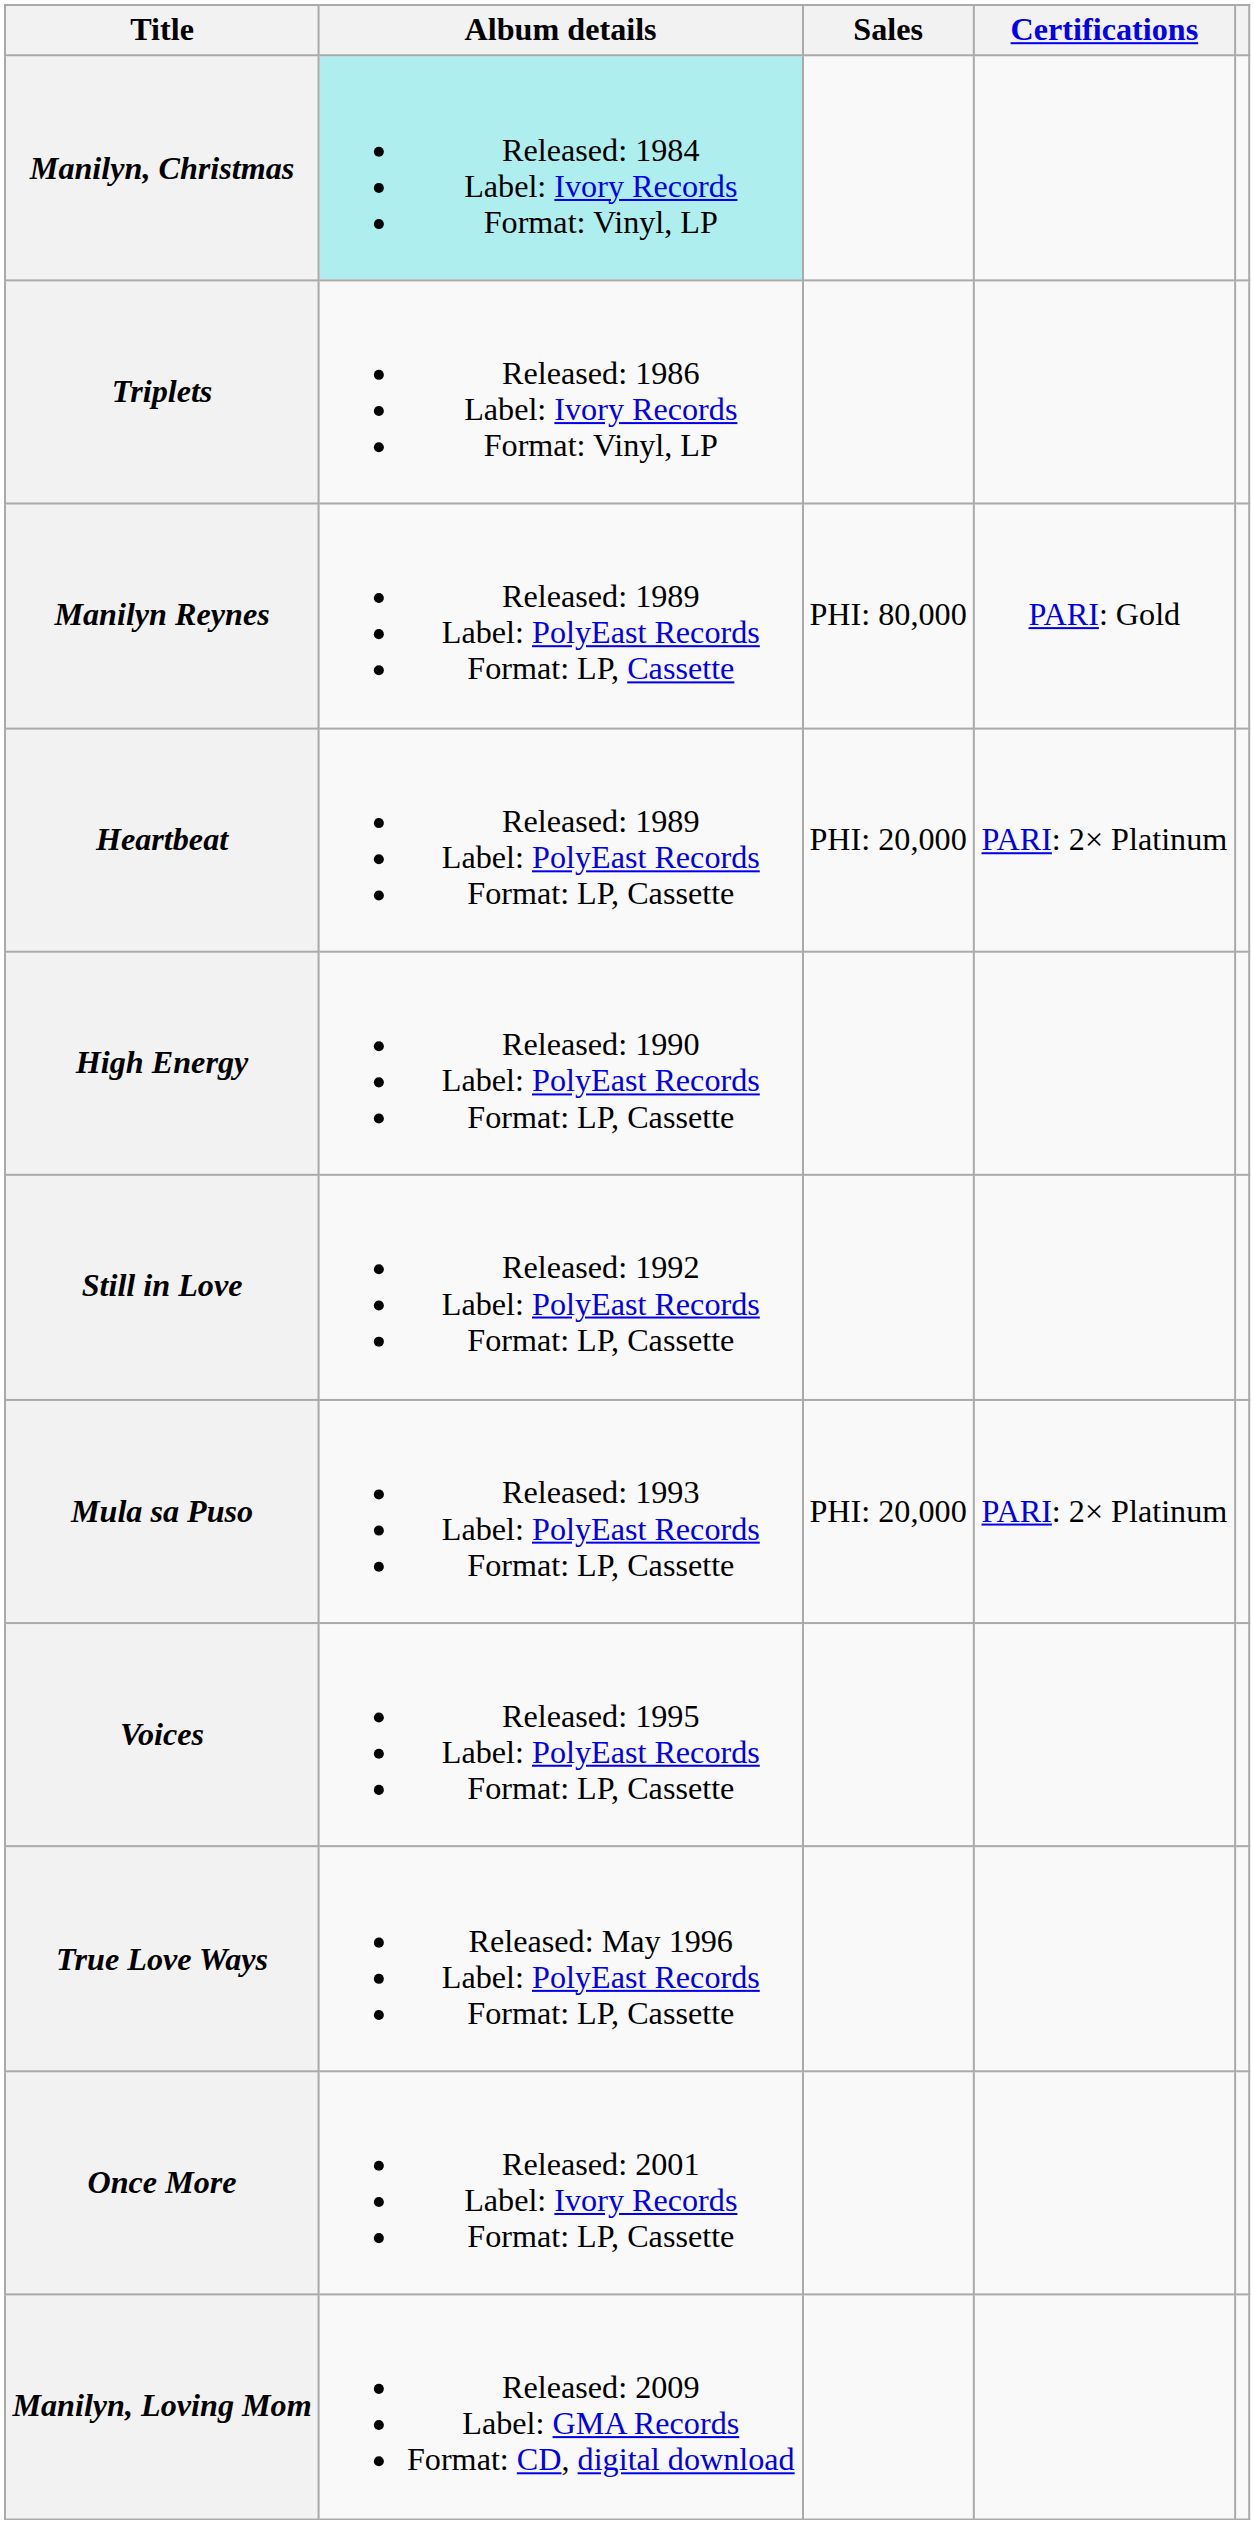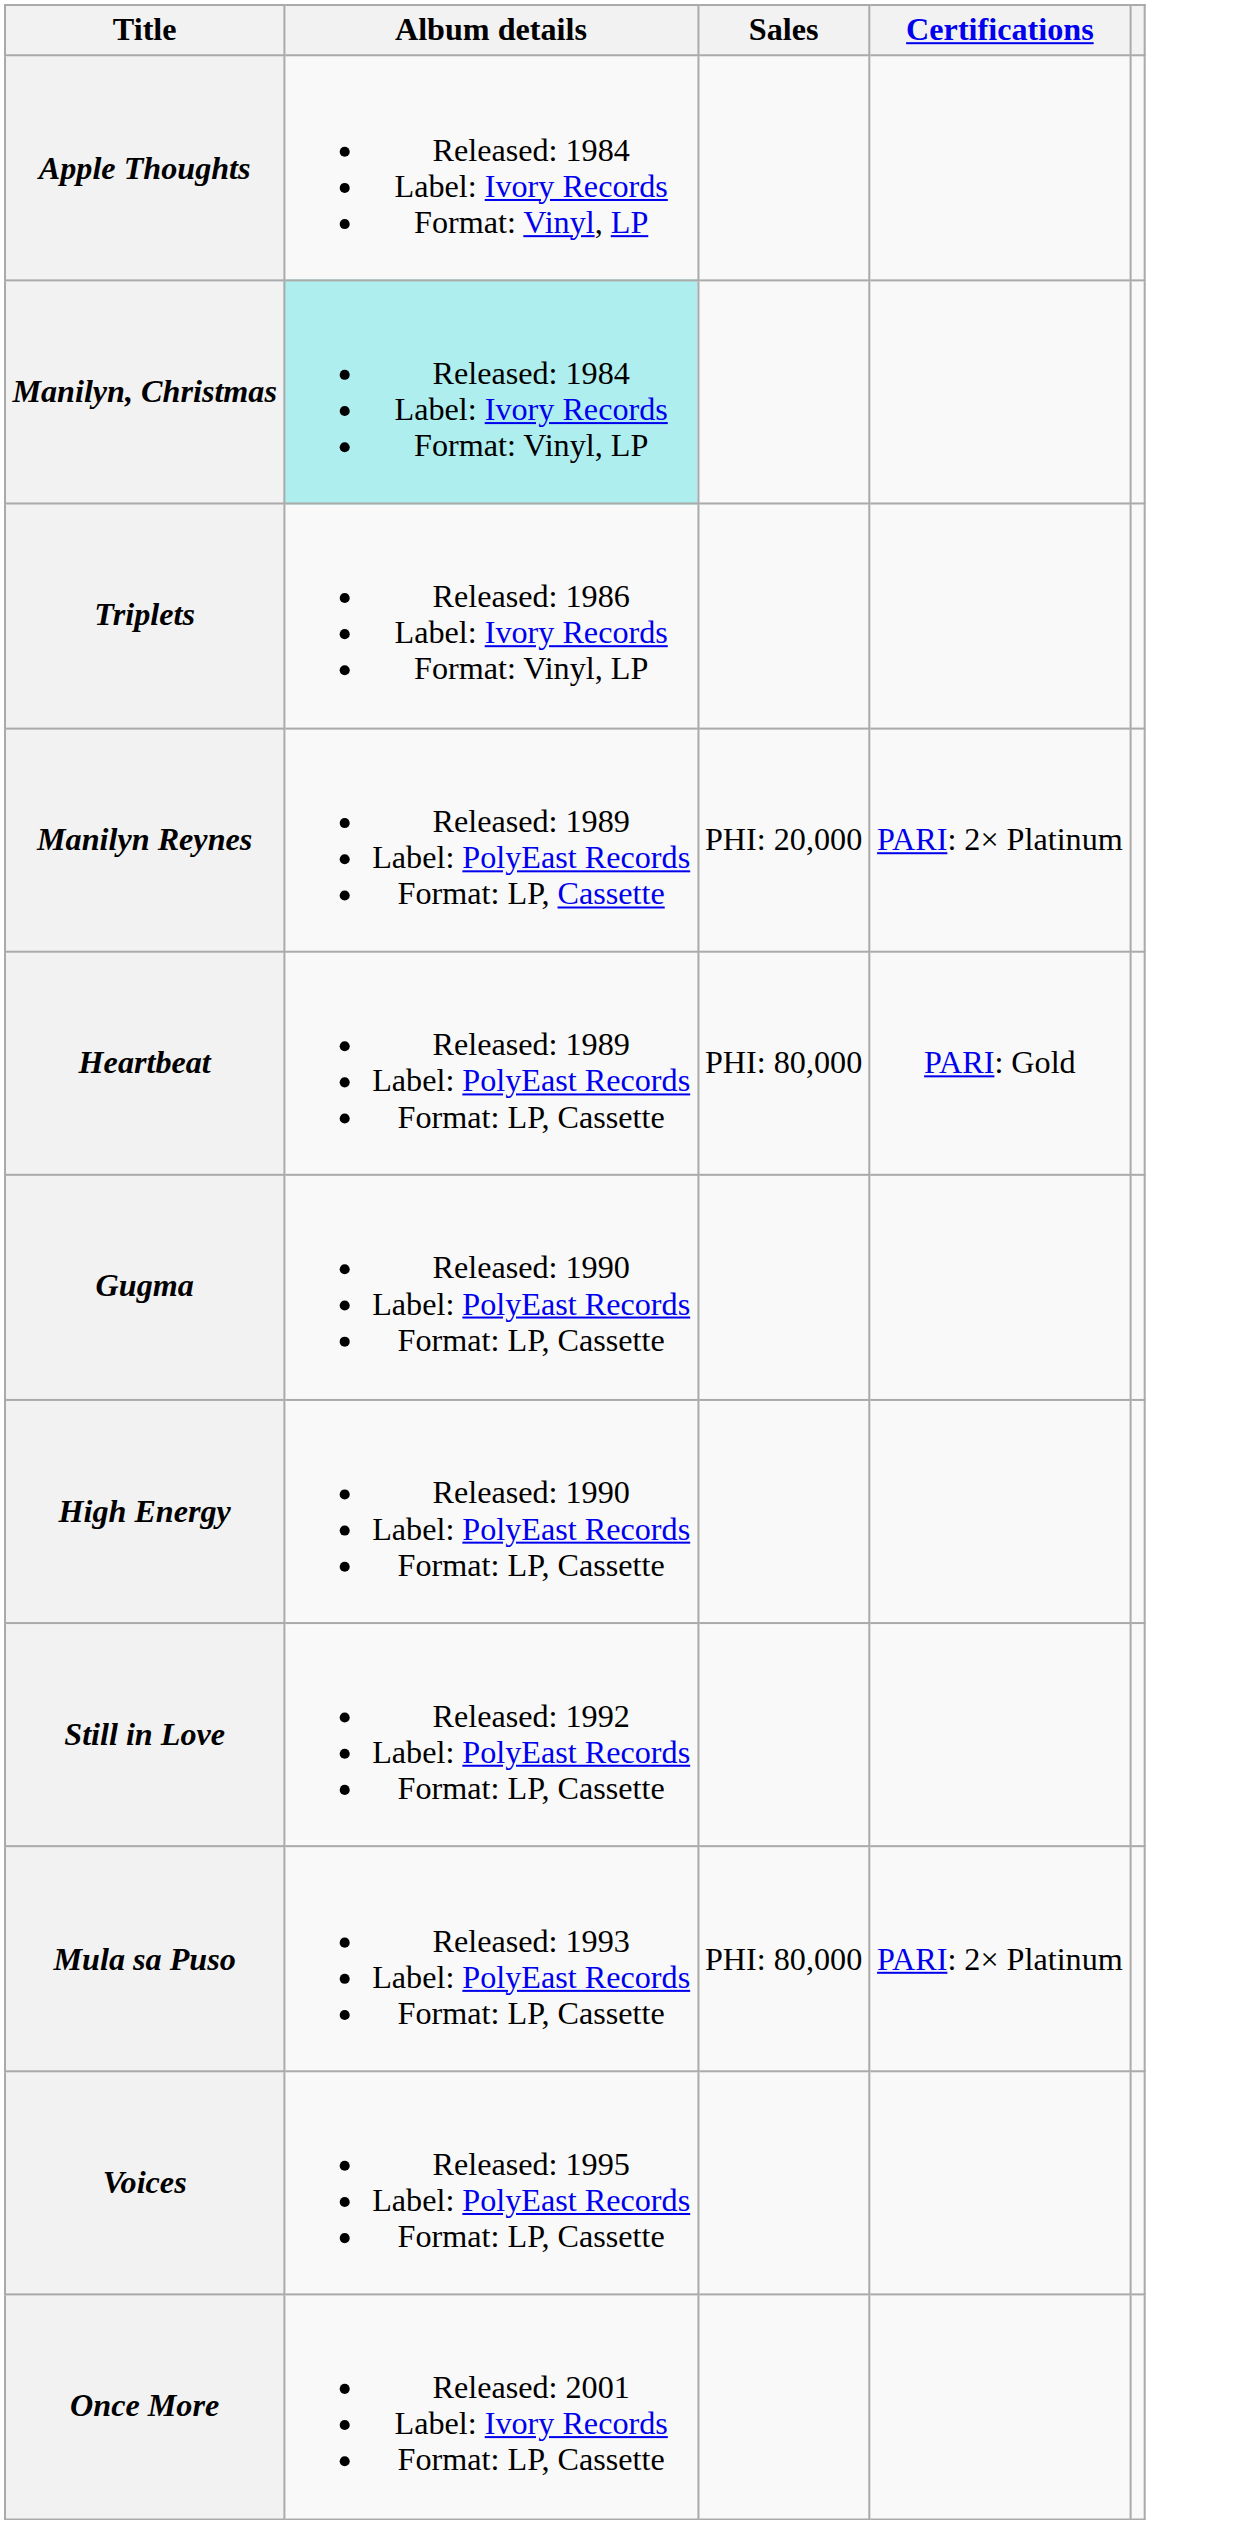+ row: (145, 167)
(888, 615) PHI: 80,000 -> (784, 839) PHI: 20,000
(1104, 615) PARI: Gold -> (1000, 839) PARI: 2× Platinum
(888, 839) PHI: 20,000 -> (784, 1062) PHI: 80,000
(1104, 839) PARI: 2× Platinum -> (1000, 1062) PARI: Gold
+ row: (145, 1286)
(888, 1510) PHI: 20,000 -> (784, 1958) PHI: 80,000
- row: (162, 1958)
- row: (162, 2406)
